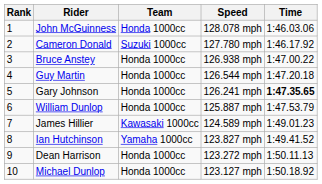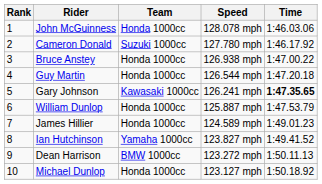(153, 92) Honda 1000cc -> (160, 92) Kawasaki 1000cc
(160, 124) Kawasaki 1000cc -> (153, 124) Honda 1000cc
(153, 155) Honda 1000cc -> (151, 155) BMW 1000cc
